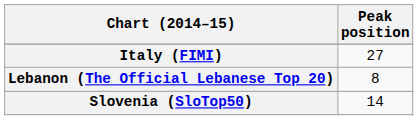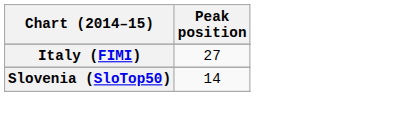- row: (171, 79)
